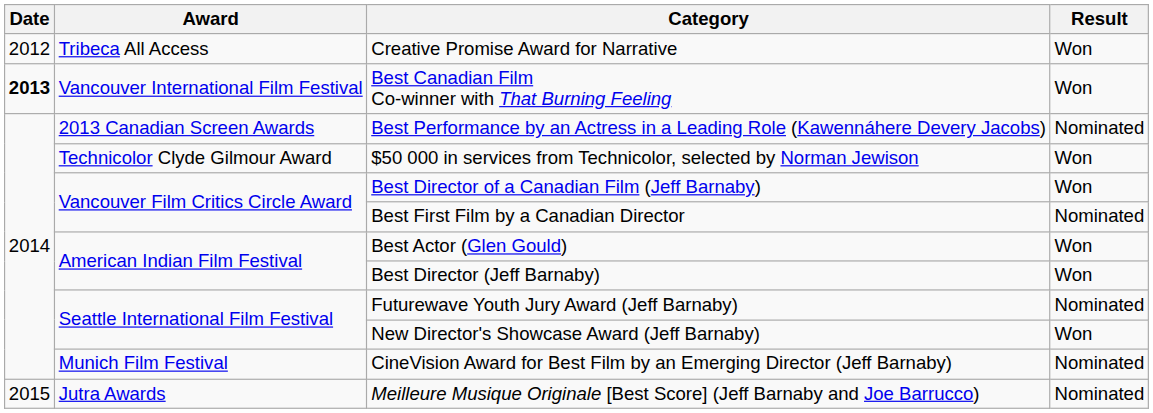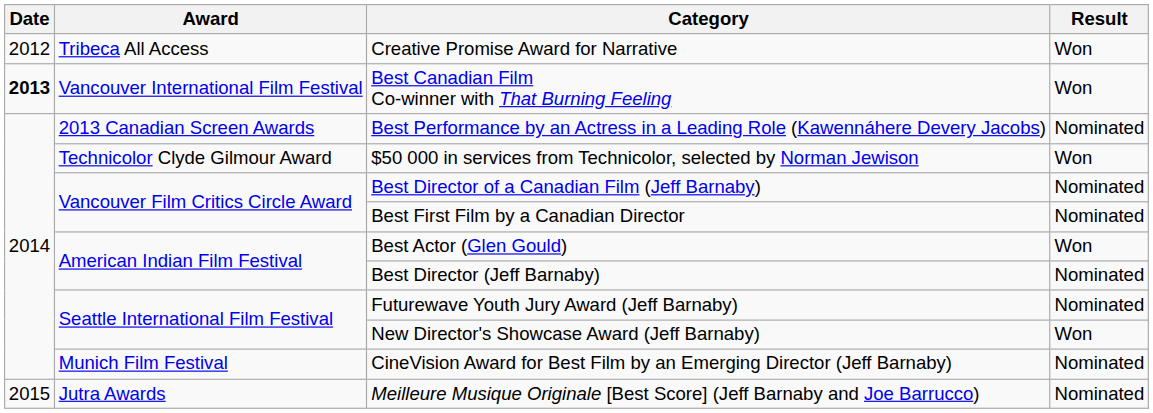(1073, 187) Won -> (1099, 187) Nominated
(1073, 275) Won -> (1099, 275) Nominated
